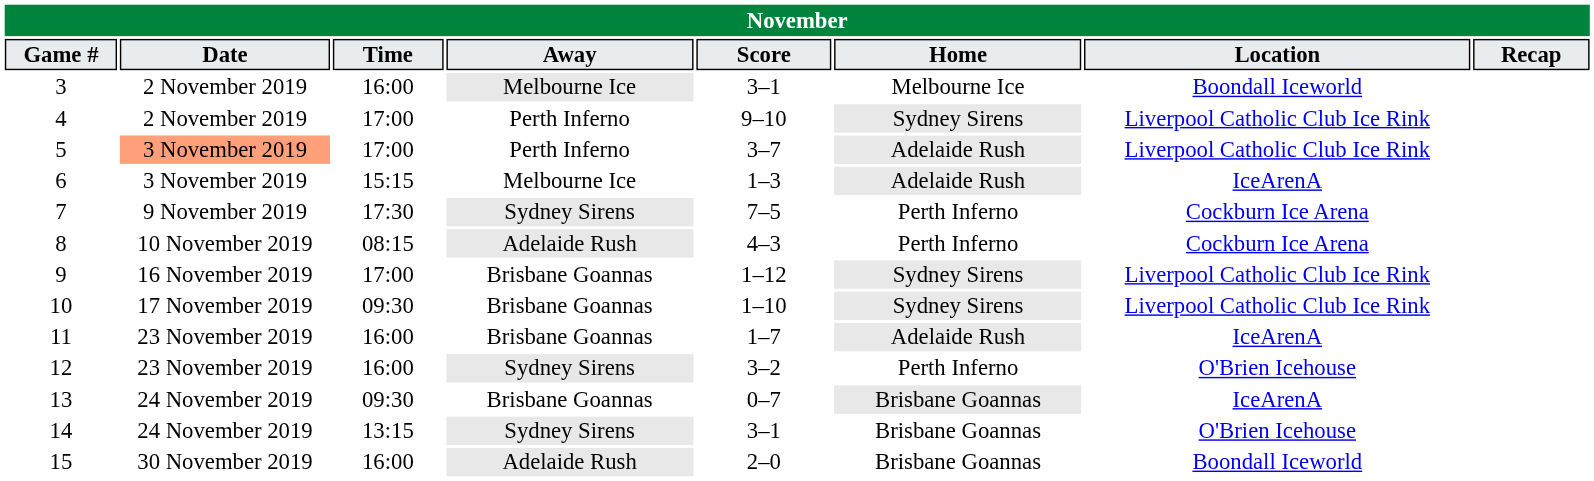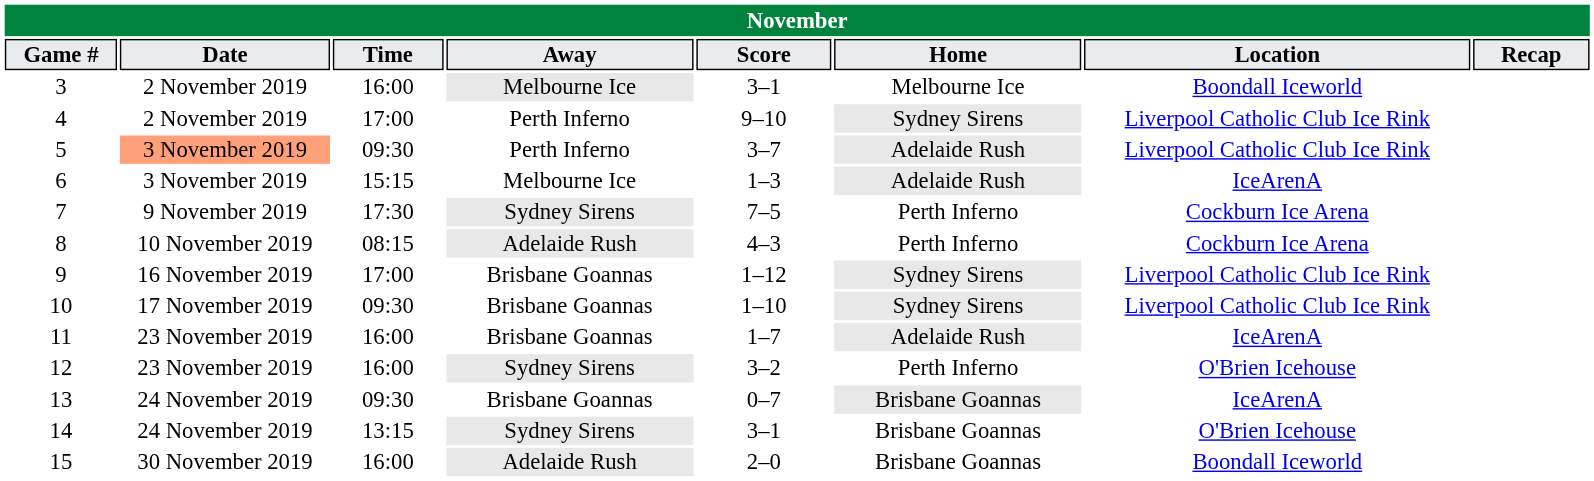(388, 149) 17:00 -> (388, 149) 09:30
